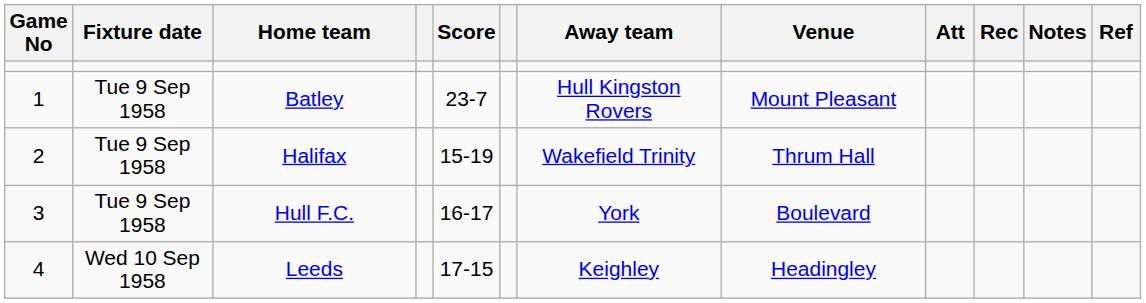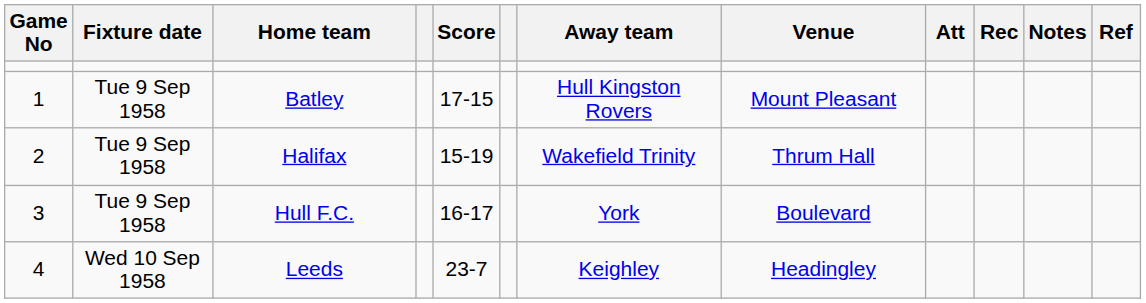(466, 99) 23-7 -> (466, 99) 17-15
(466, 269) 17-15 -> (466, 269) 23-7
